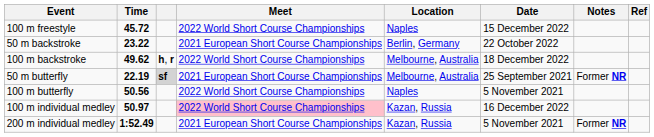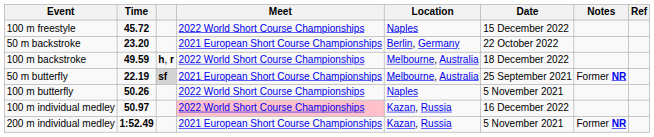(137, 44) 23.22 -> (137, 44) 23.20
(137, 60) 49.62 -> (137, 60) 49.59
(137, 92) 50.56 -> (137, 92) 50.26
